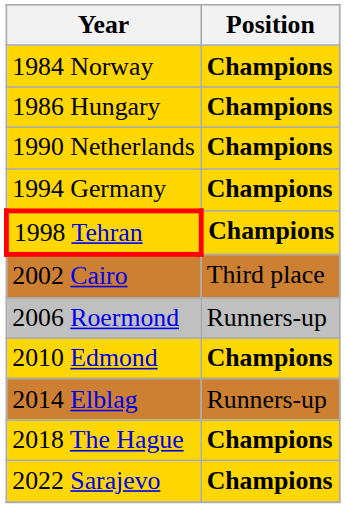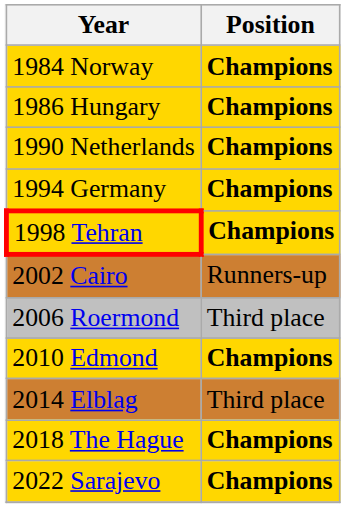(266, 274) Third place -> (267, 274) Runners-up
(267, 317) Runners-up -> (266, 317) Third place
(267, 399) Runners-up -> (266, 399) Third place
